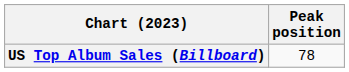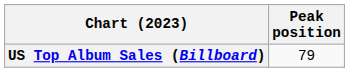(307, 56) 78 -> (307, 56) 79
